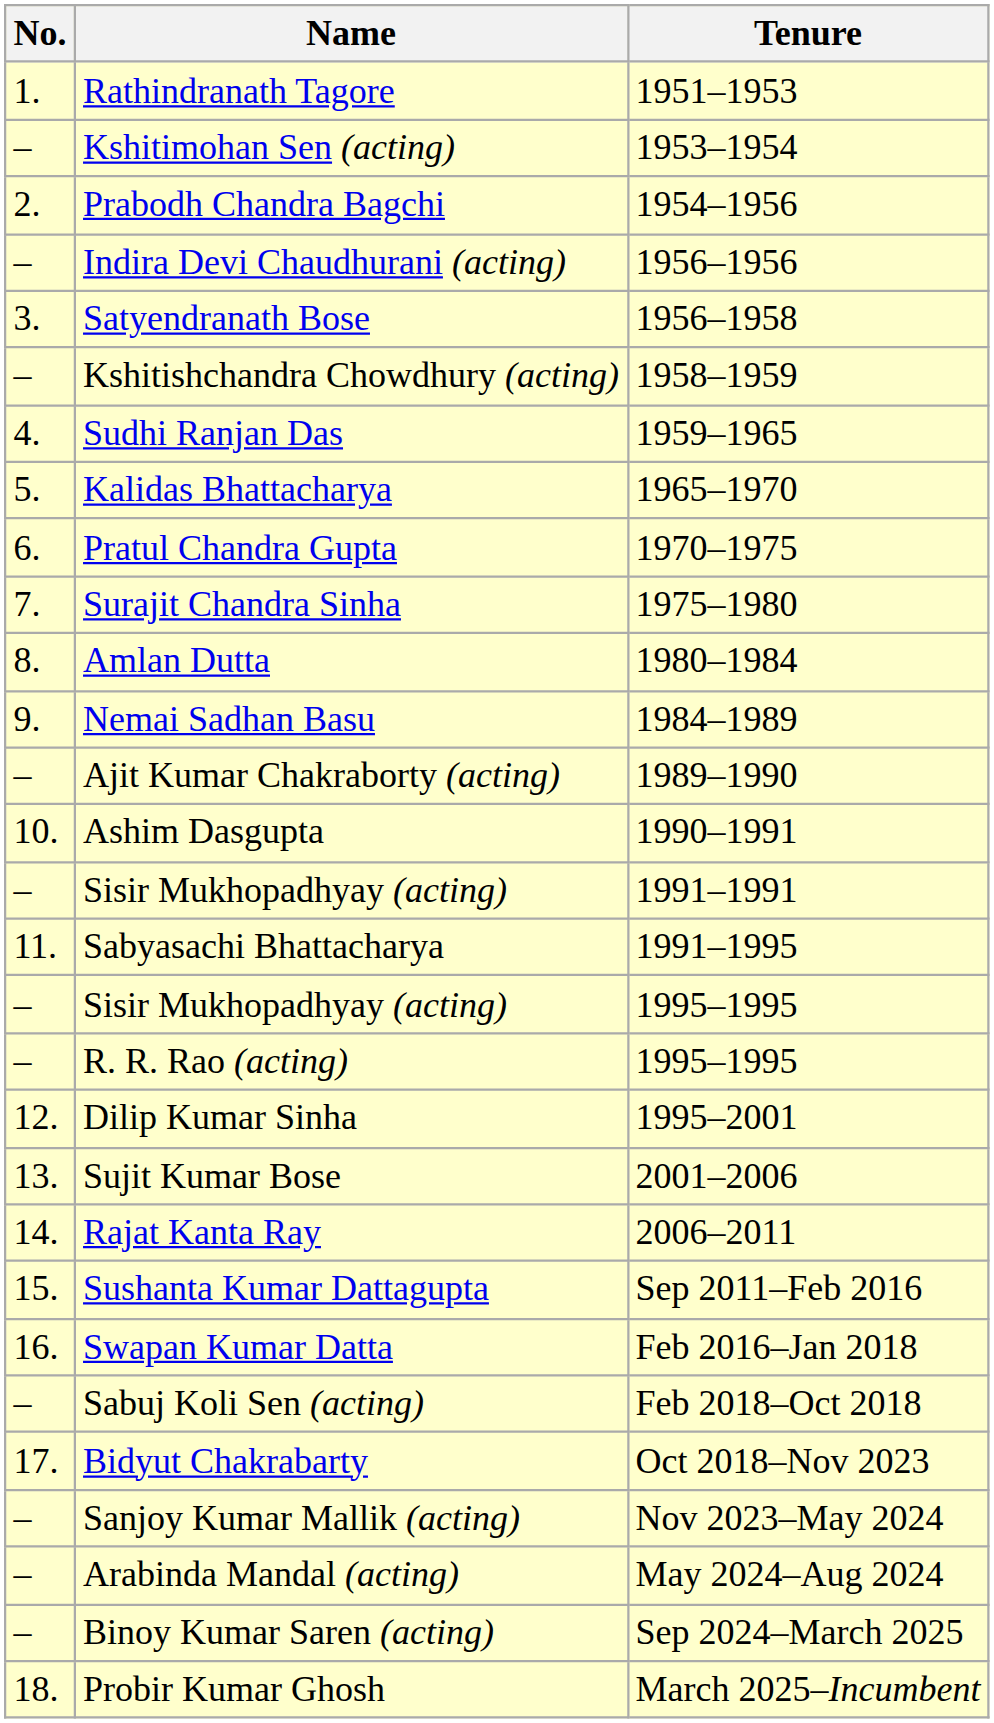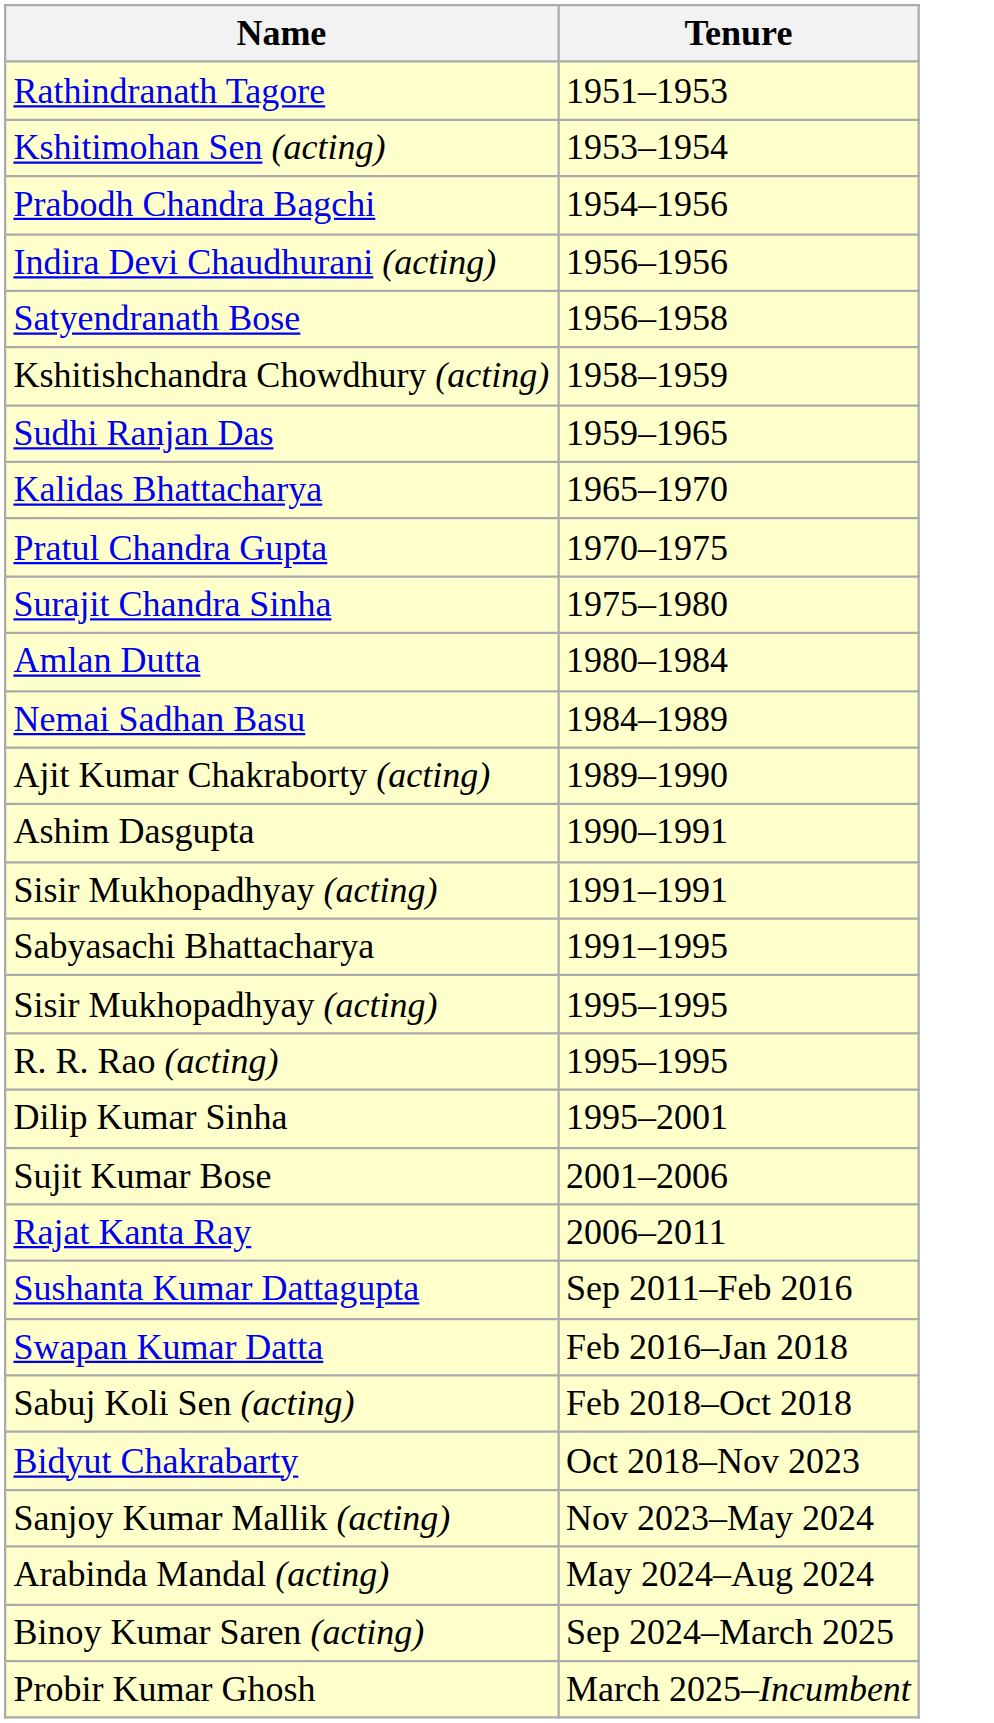- column: (40, 33)
